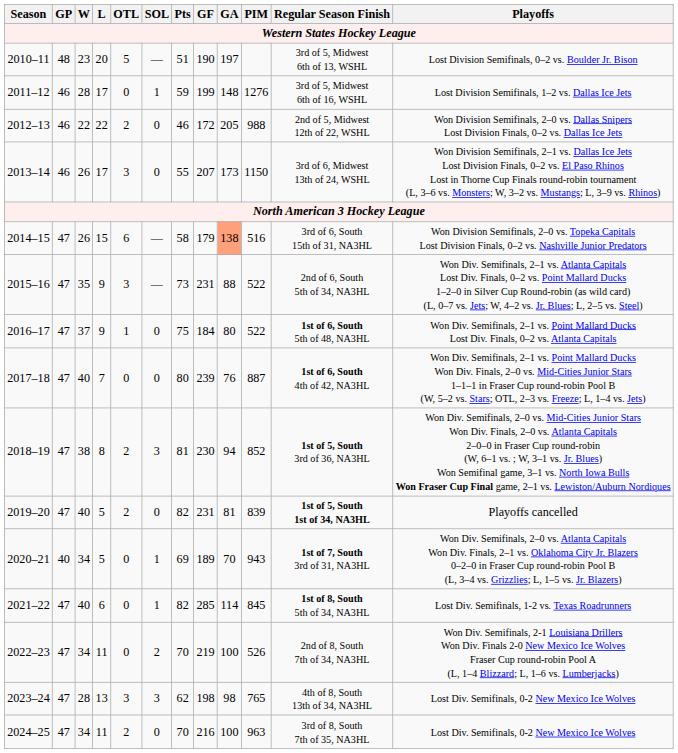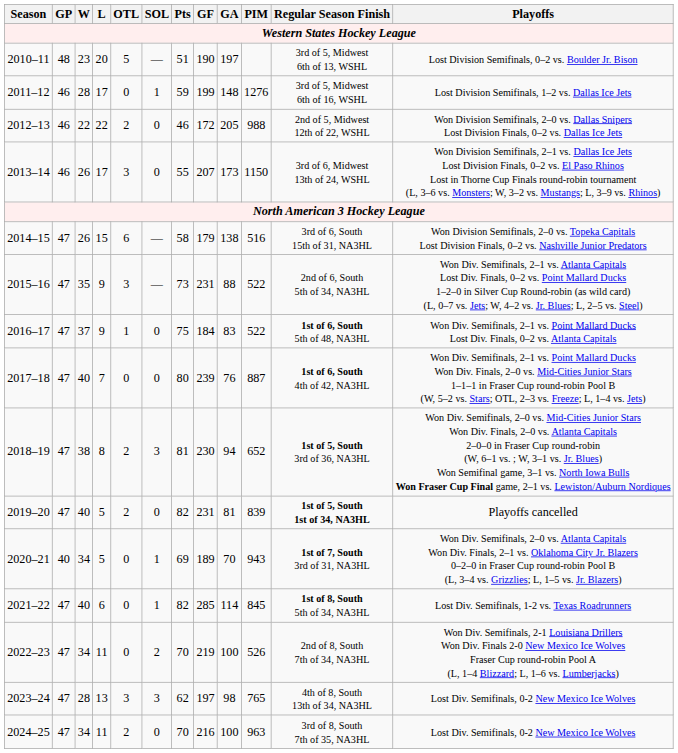(229, 238) lightsalmon background -> (229, 238) no background
(229, 331) 80 -> (229, 331) 83
(256, 451) 852 -> (256, 451) 652
(206, 698) 198 -> (206, 698) 197
